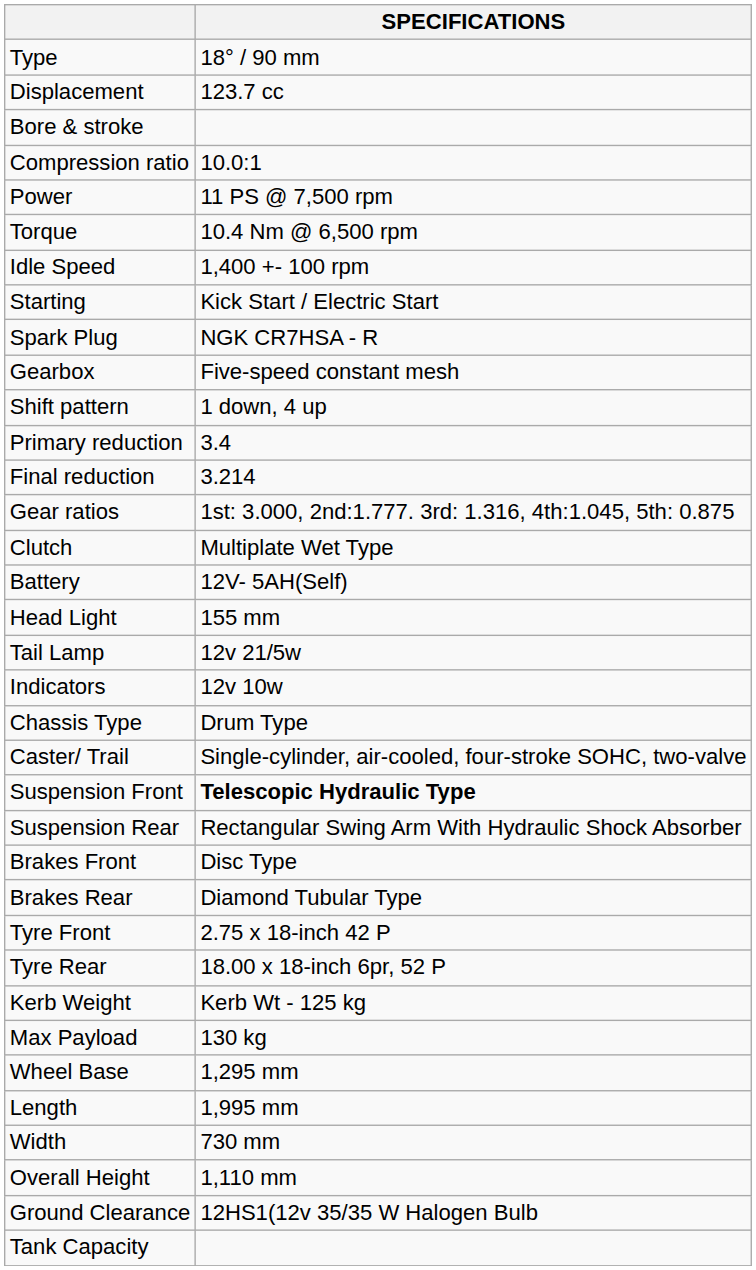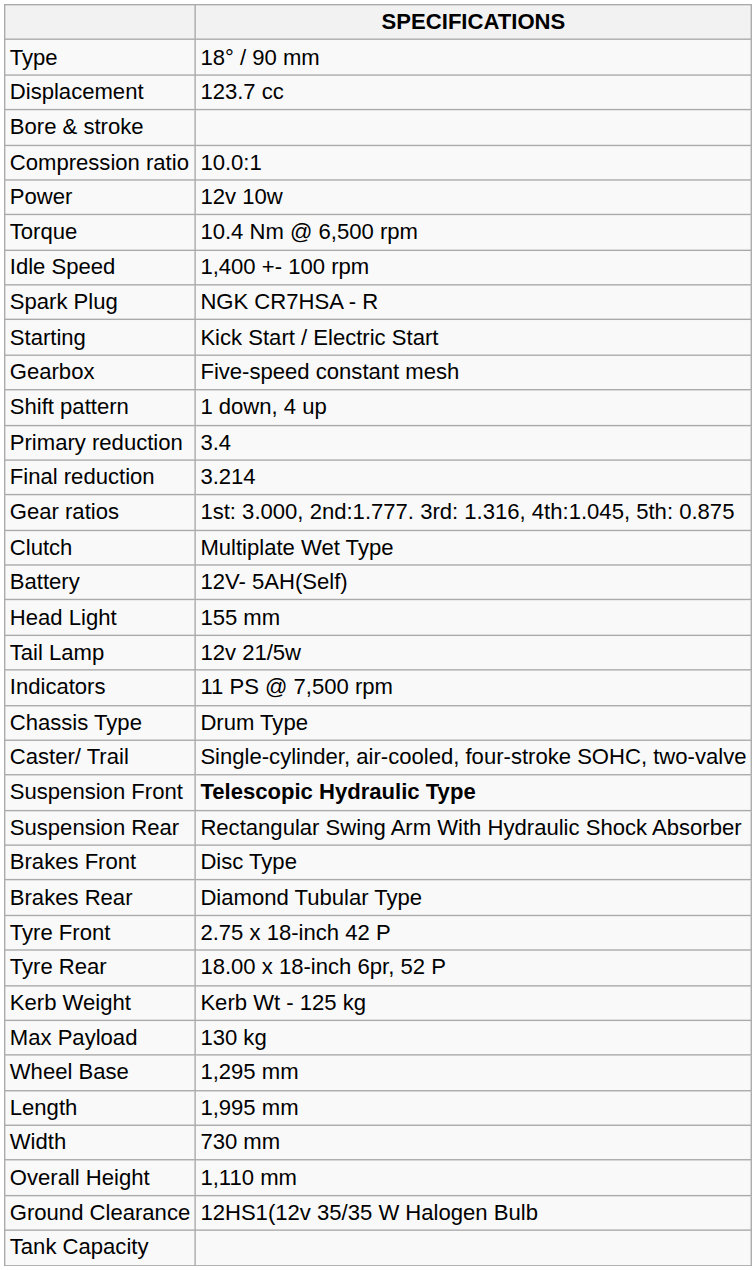(297, 197) 11 PS @ 7,500 rpm -> (242, 197) 12v 10w
rows swapped: (48, 302) <-> (64, 337)
(242, 687) 12v 10w -> (297, 687) 11 PS @ 7,500 rpm
